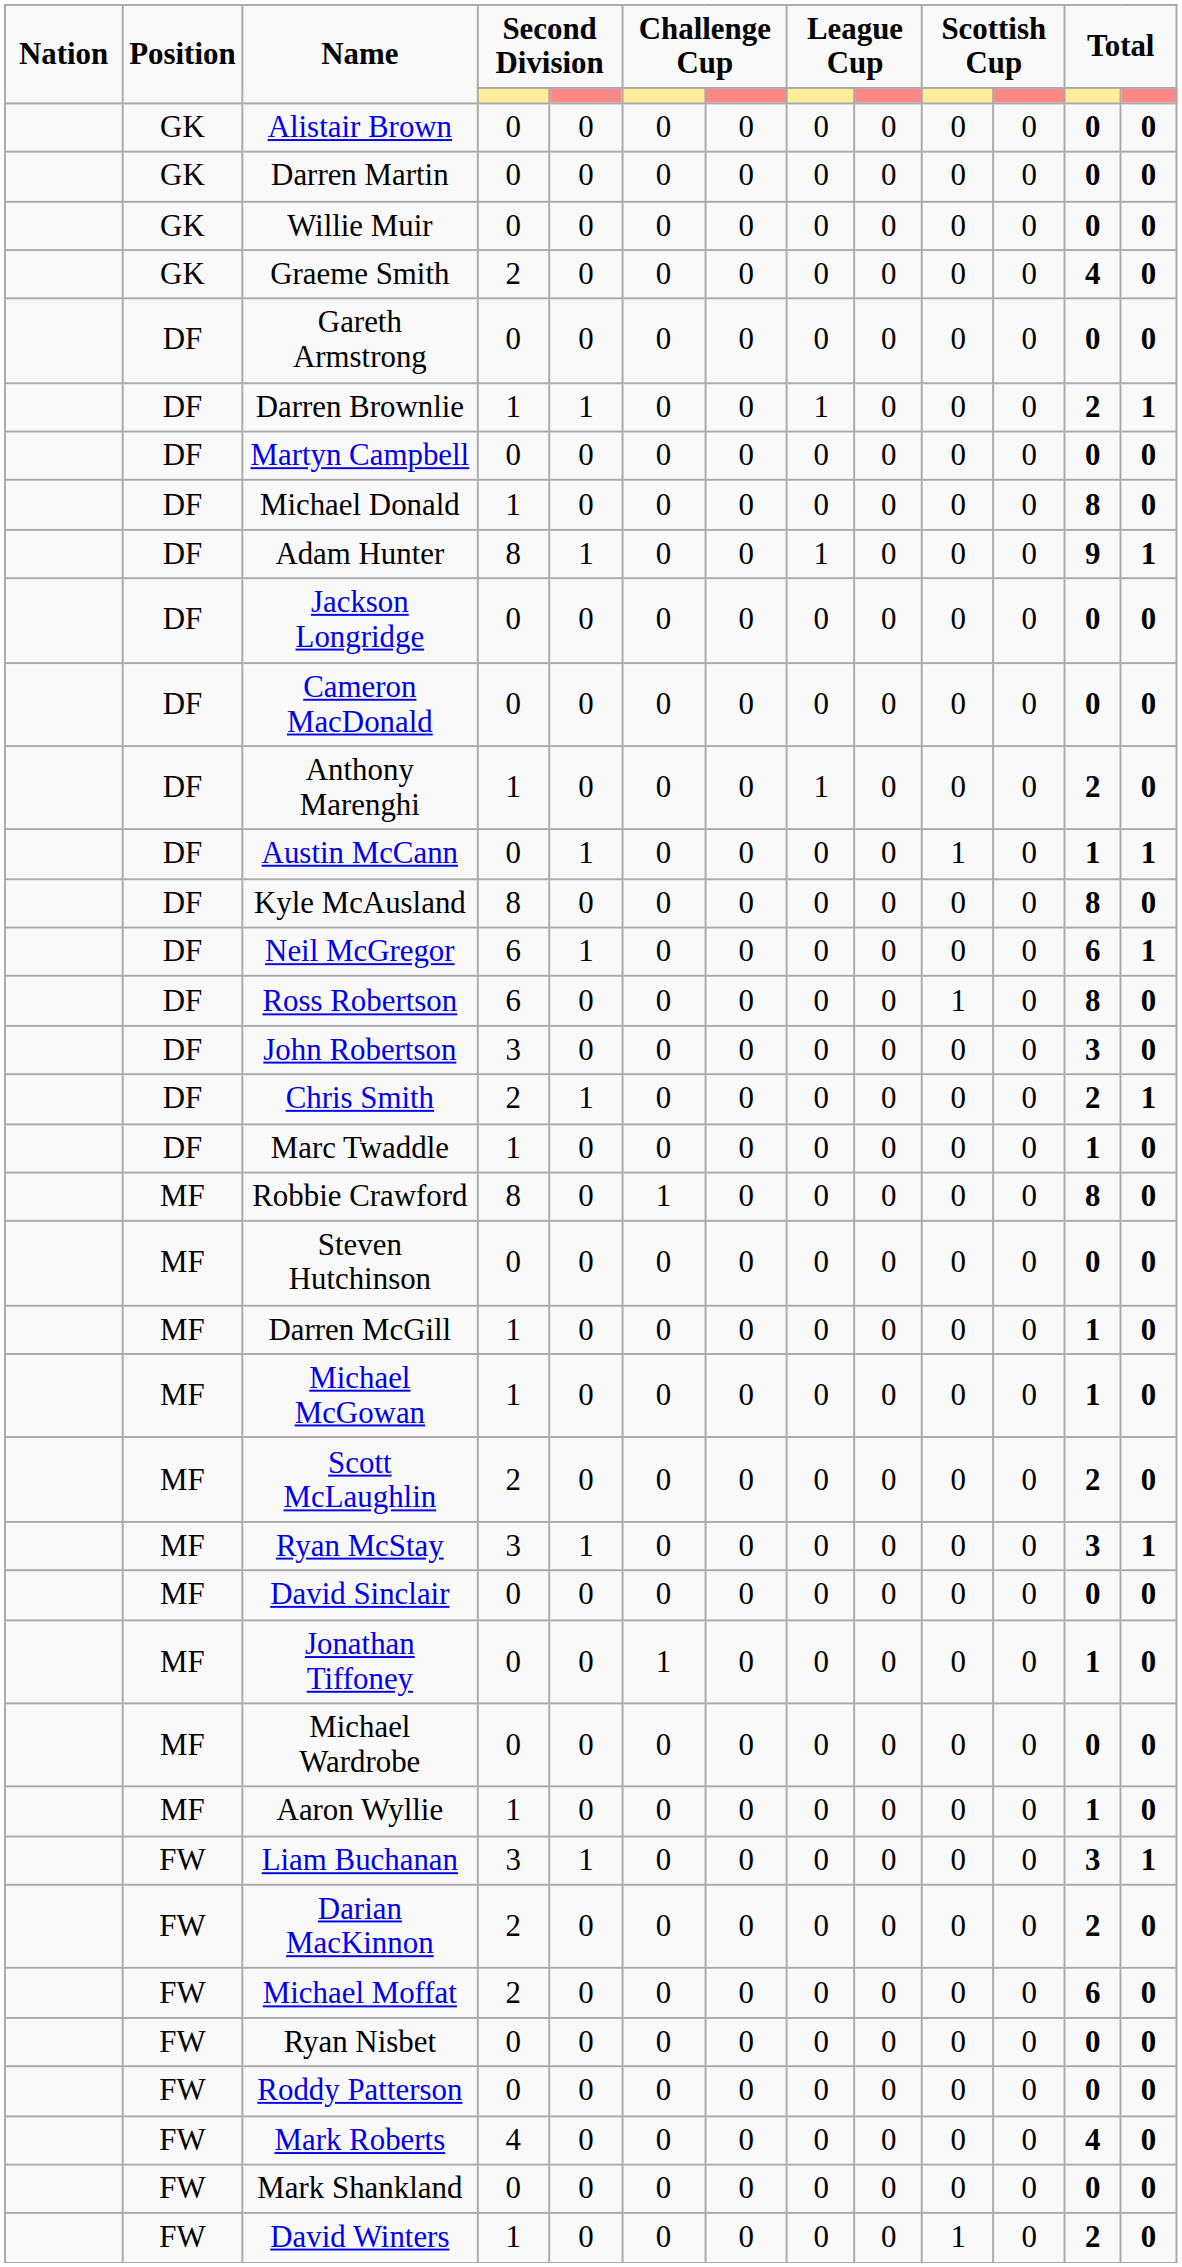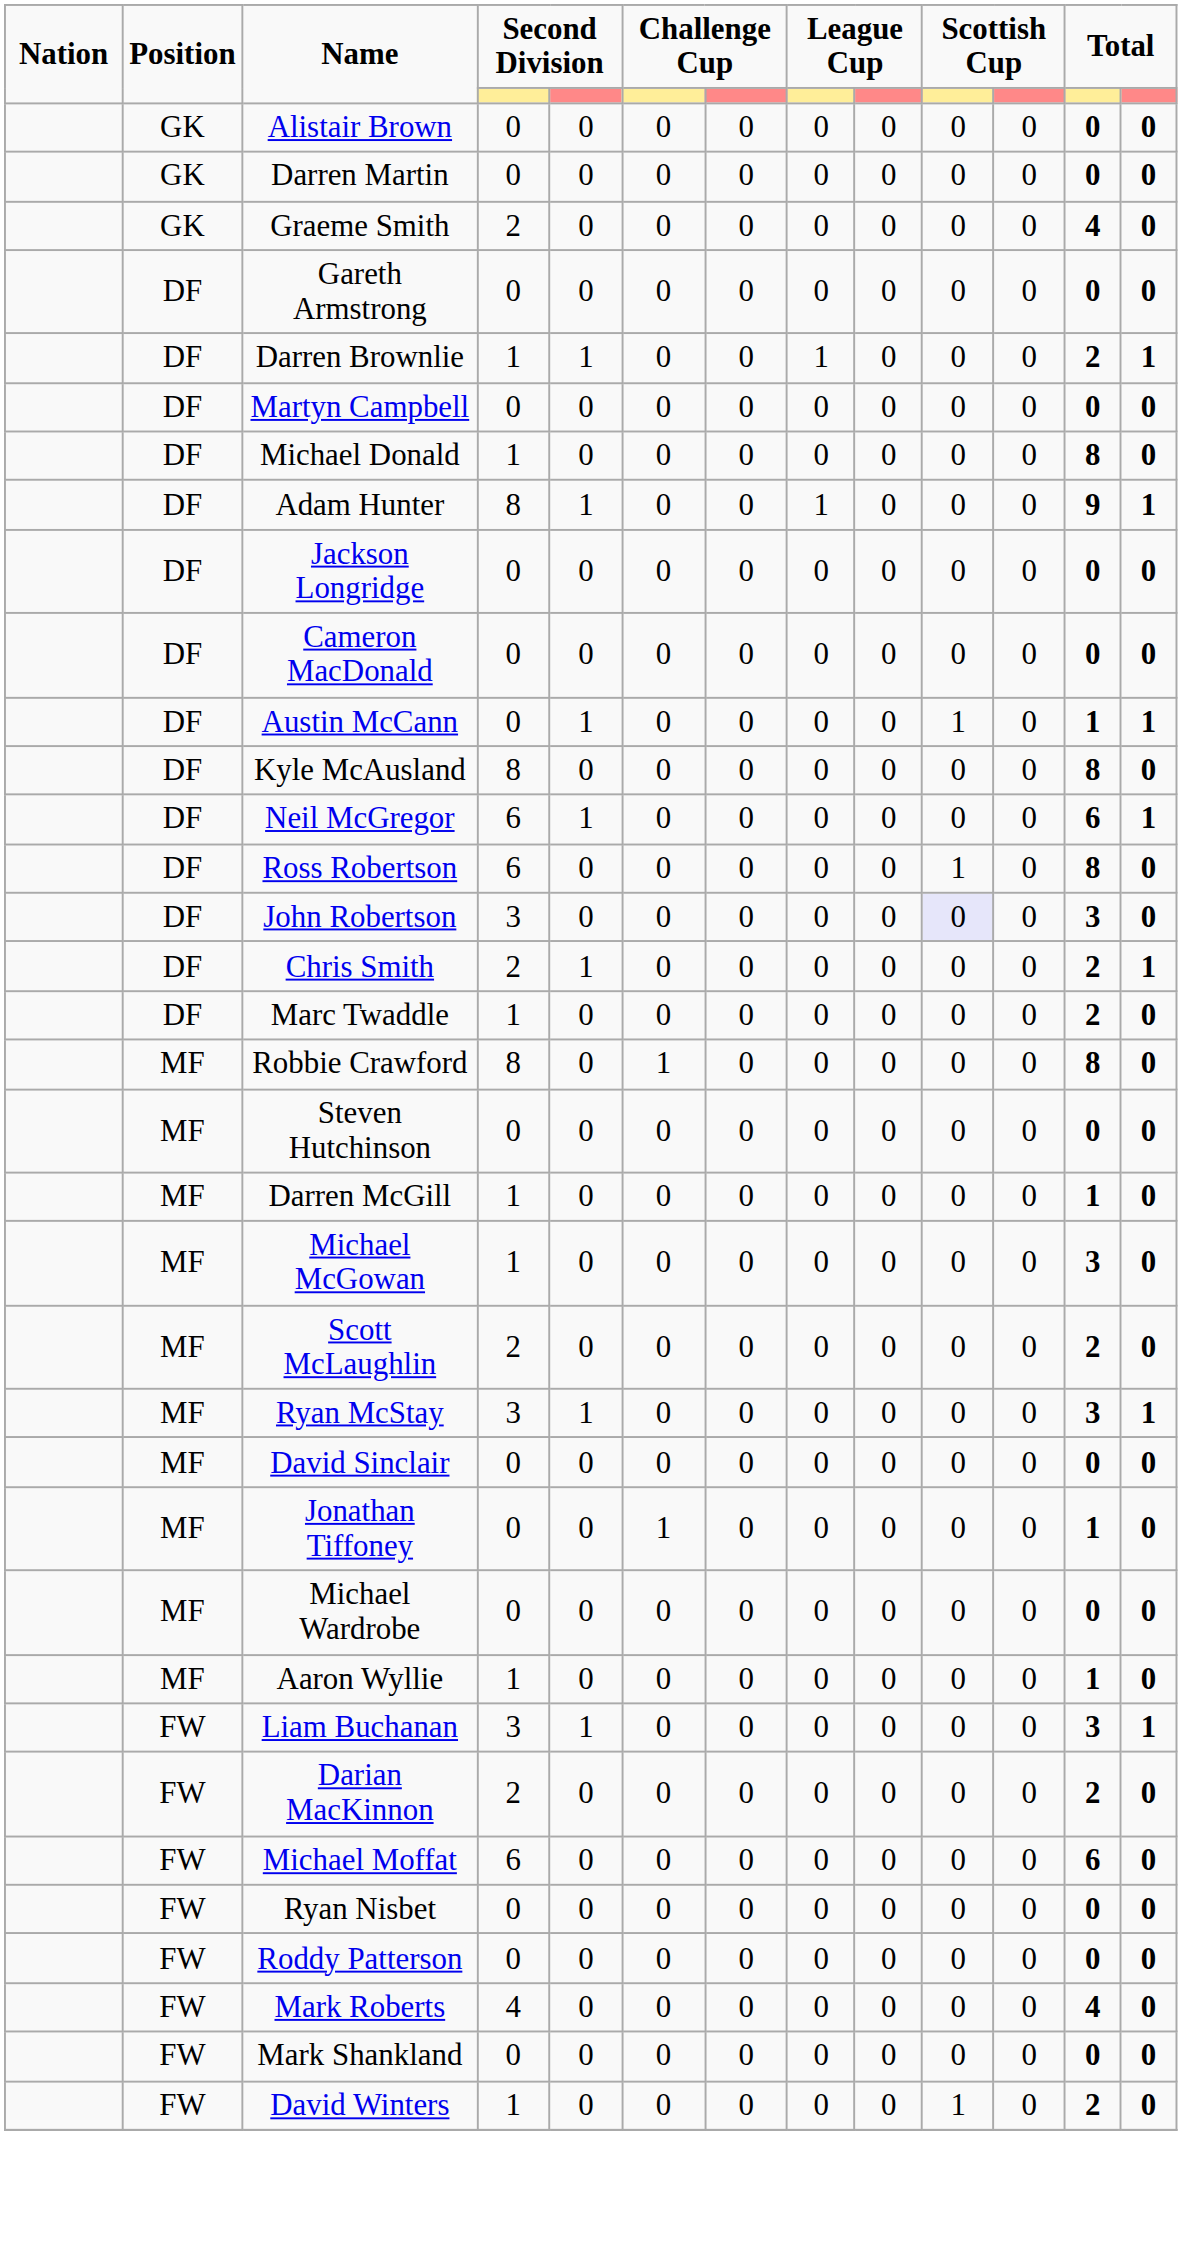- row: (360, 224)
- row: (360, 787)
(958, 1049) no background -> (958, 916) lavender background
(1093, 1147) 1 -> (1093, 1014) 2
(1093, 1395) 1 -> (1093, 1262) 3
(513, 1992) 2 -> (513, 1859) 6
